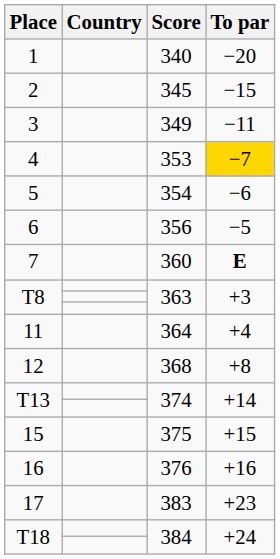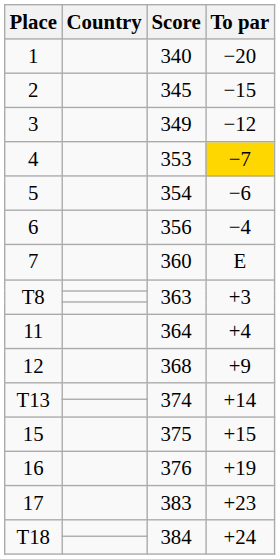(240, 124) −11 -> (240, 124) −12
(240, 227) −5 -> (240, 227) −4
(240, 262) bold -> (240, 262) normal
(240, 365) +8 -> (240, 365) +9
(240, 468) +16 -> (240, 468) +19
